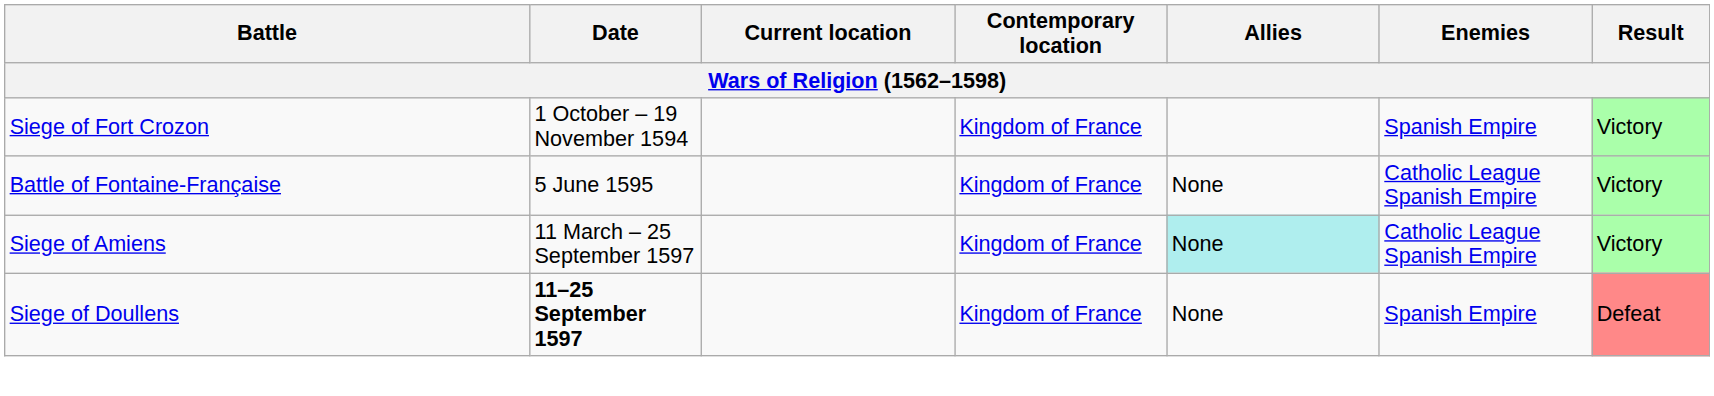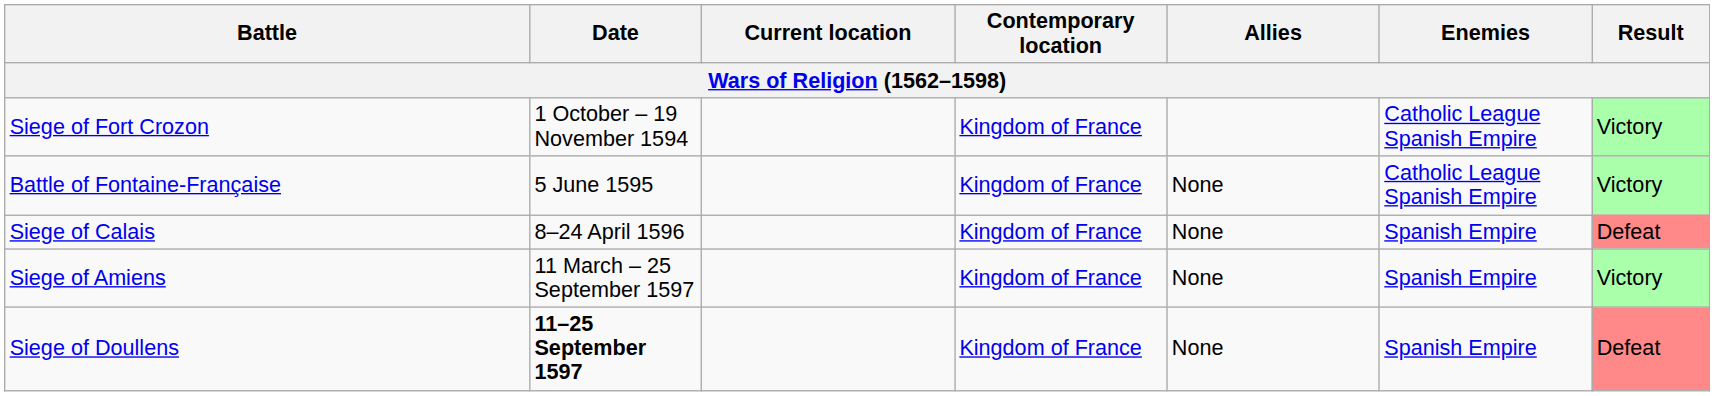(1461, 126) Spanish Empire -> (1462, 126) Catholic League Spanish Empire
+ row: (82, 231)
(1198, 243) paleturquoise background -> (1198, 277) no background
(1462, 243) Catholic League Spanish Empire -> (1461, 277) Spanish Empire
